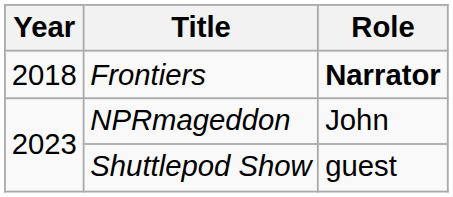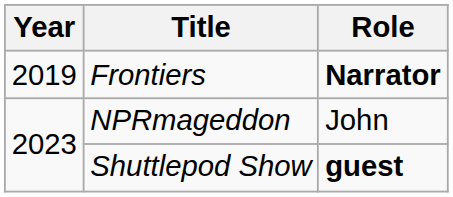(44, 74) 2018 -> (44, 74) 2019
(361, 167) normal -> (364, 167) bold
